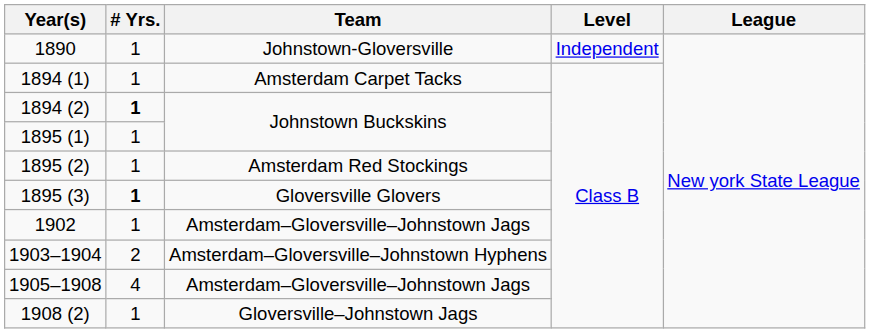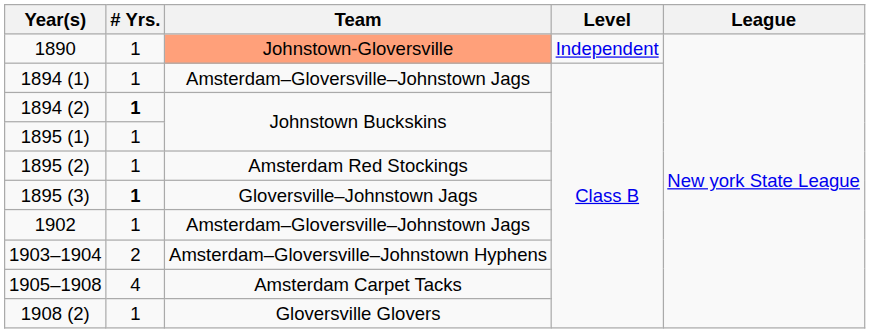(358, 49) no background -> (358, 49) lightsalmon background
(358, 78) Amsterdam Carpet Tacks -> (358, 78) Amsterdam–Gloversville–Johnstown Jags
(358, 196) Gloversville Glovers -> (358, 196) Gloversville–Johnstown Jags
(358, 284) Amsterdam–Gloversville–Johnstown Jags -> (358, 284) Amsterdam Carpet Tacks
(358, 313) Gloversville–Johnstown Jags -> (358, 313) Gloversville Glovers
